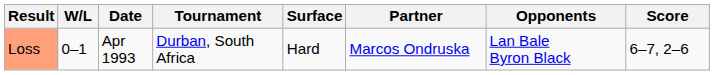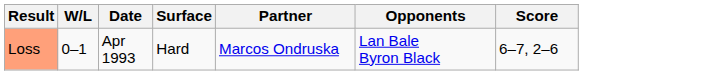- column: (218, 16)
